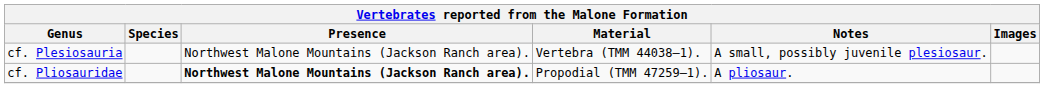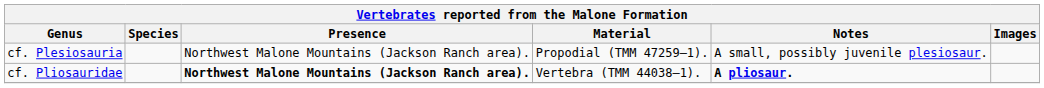(618, 53) Vertebra (TMM 44038–1). -> (622, 53) Propodial (TMM 47259–1).
(622, 73) Propodial (TMM 47259–1). -> (618, 73) Vertebra (TMM 44038–1).
(754, 73) normal -> (754, 73) bold
